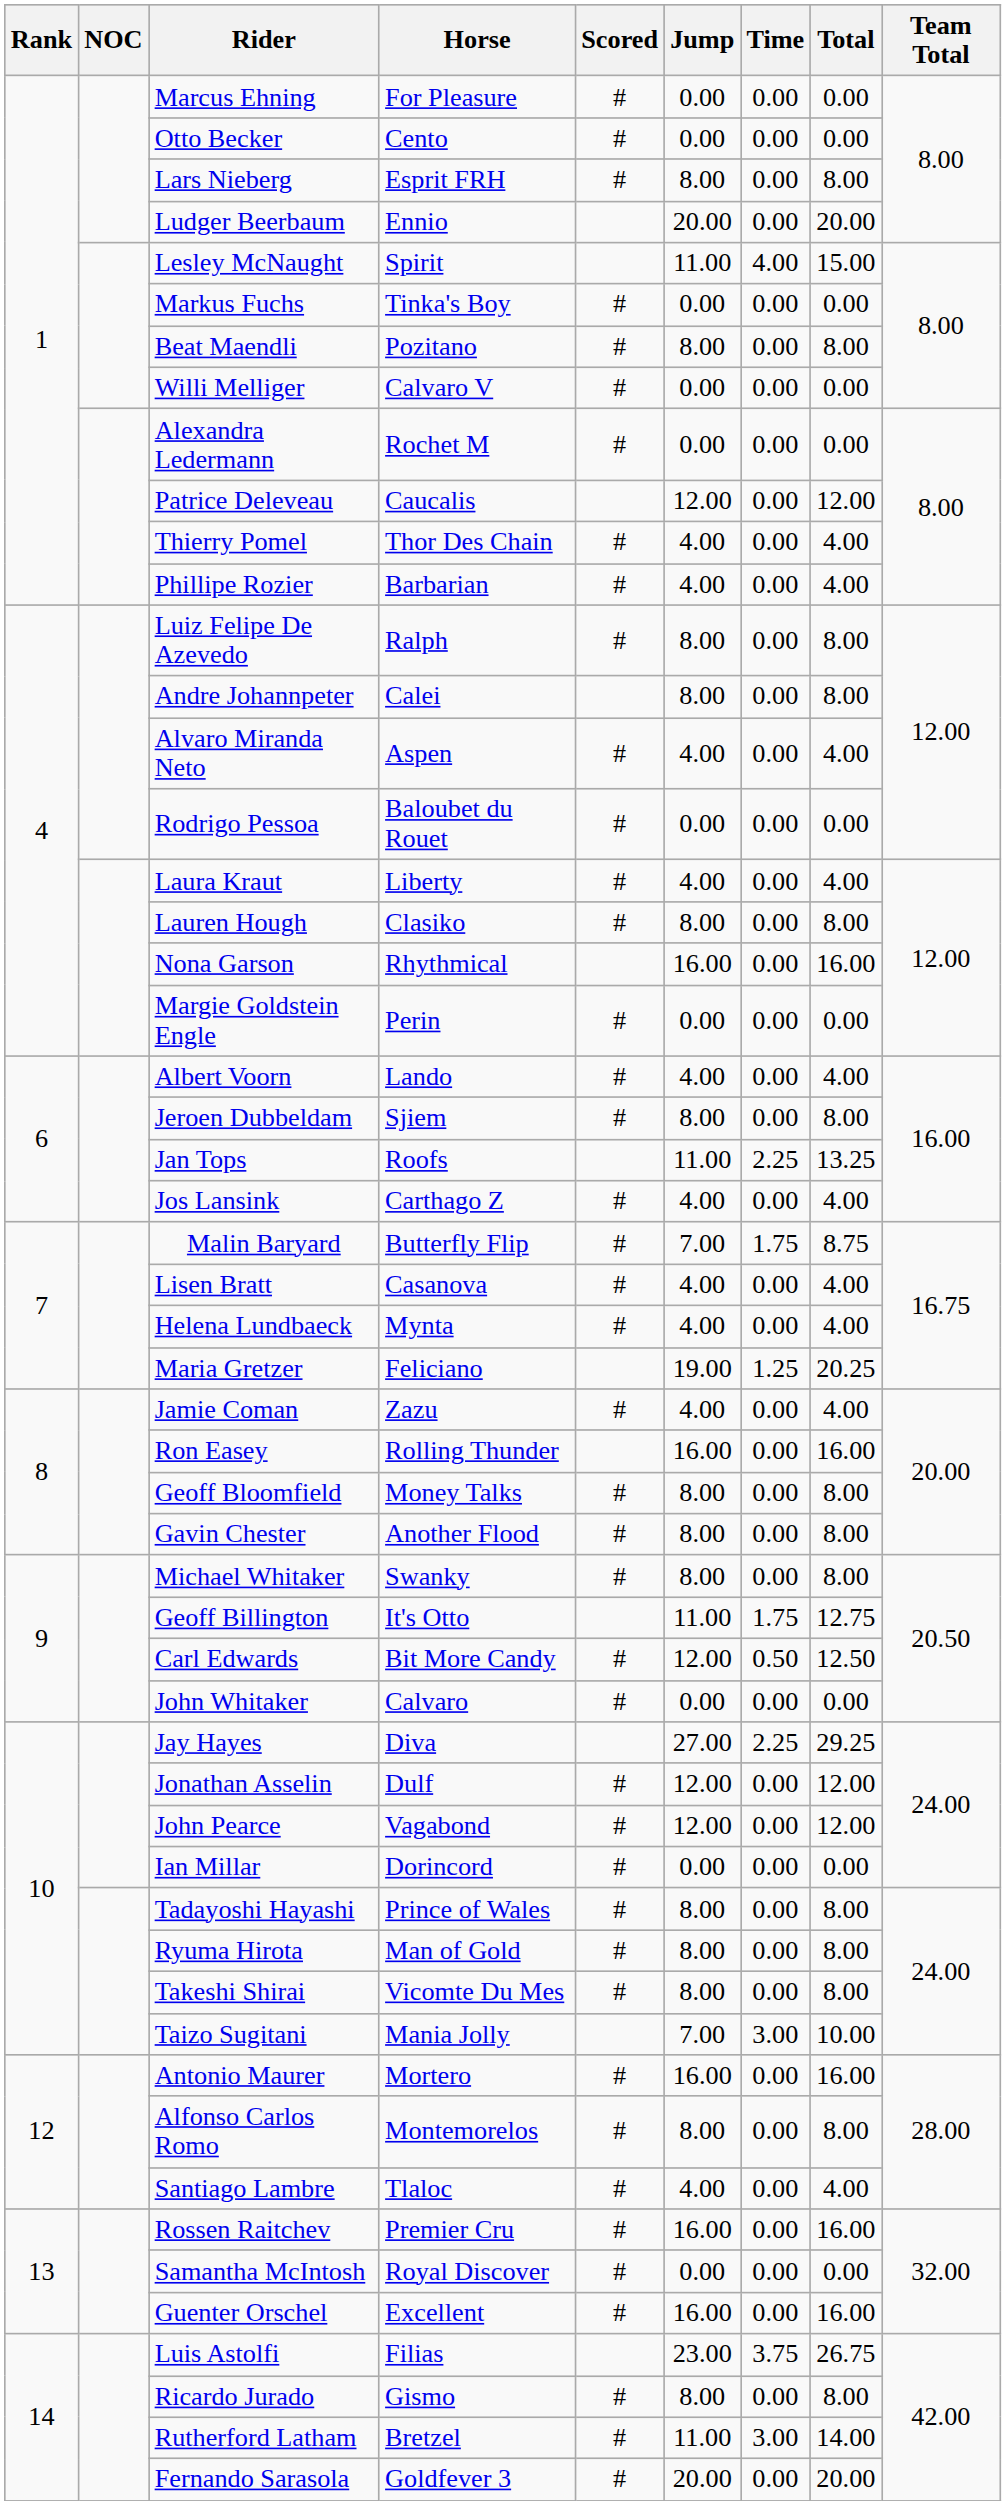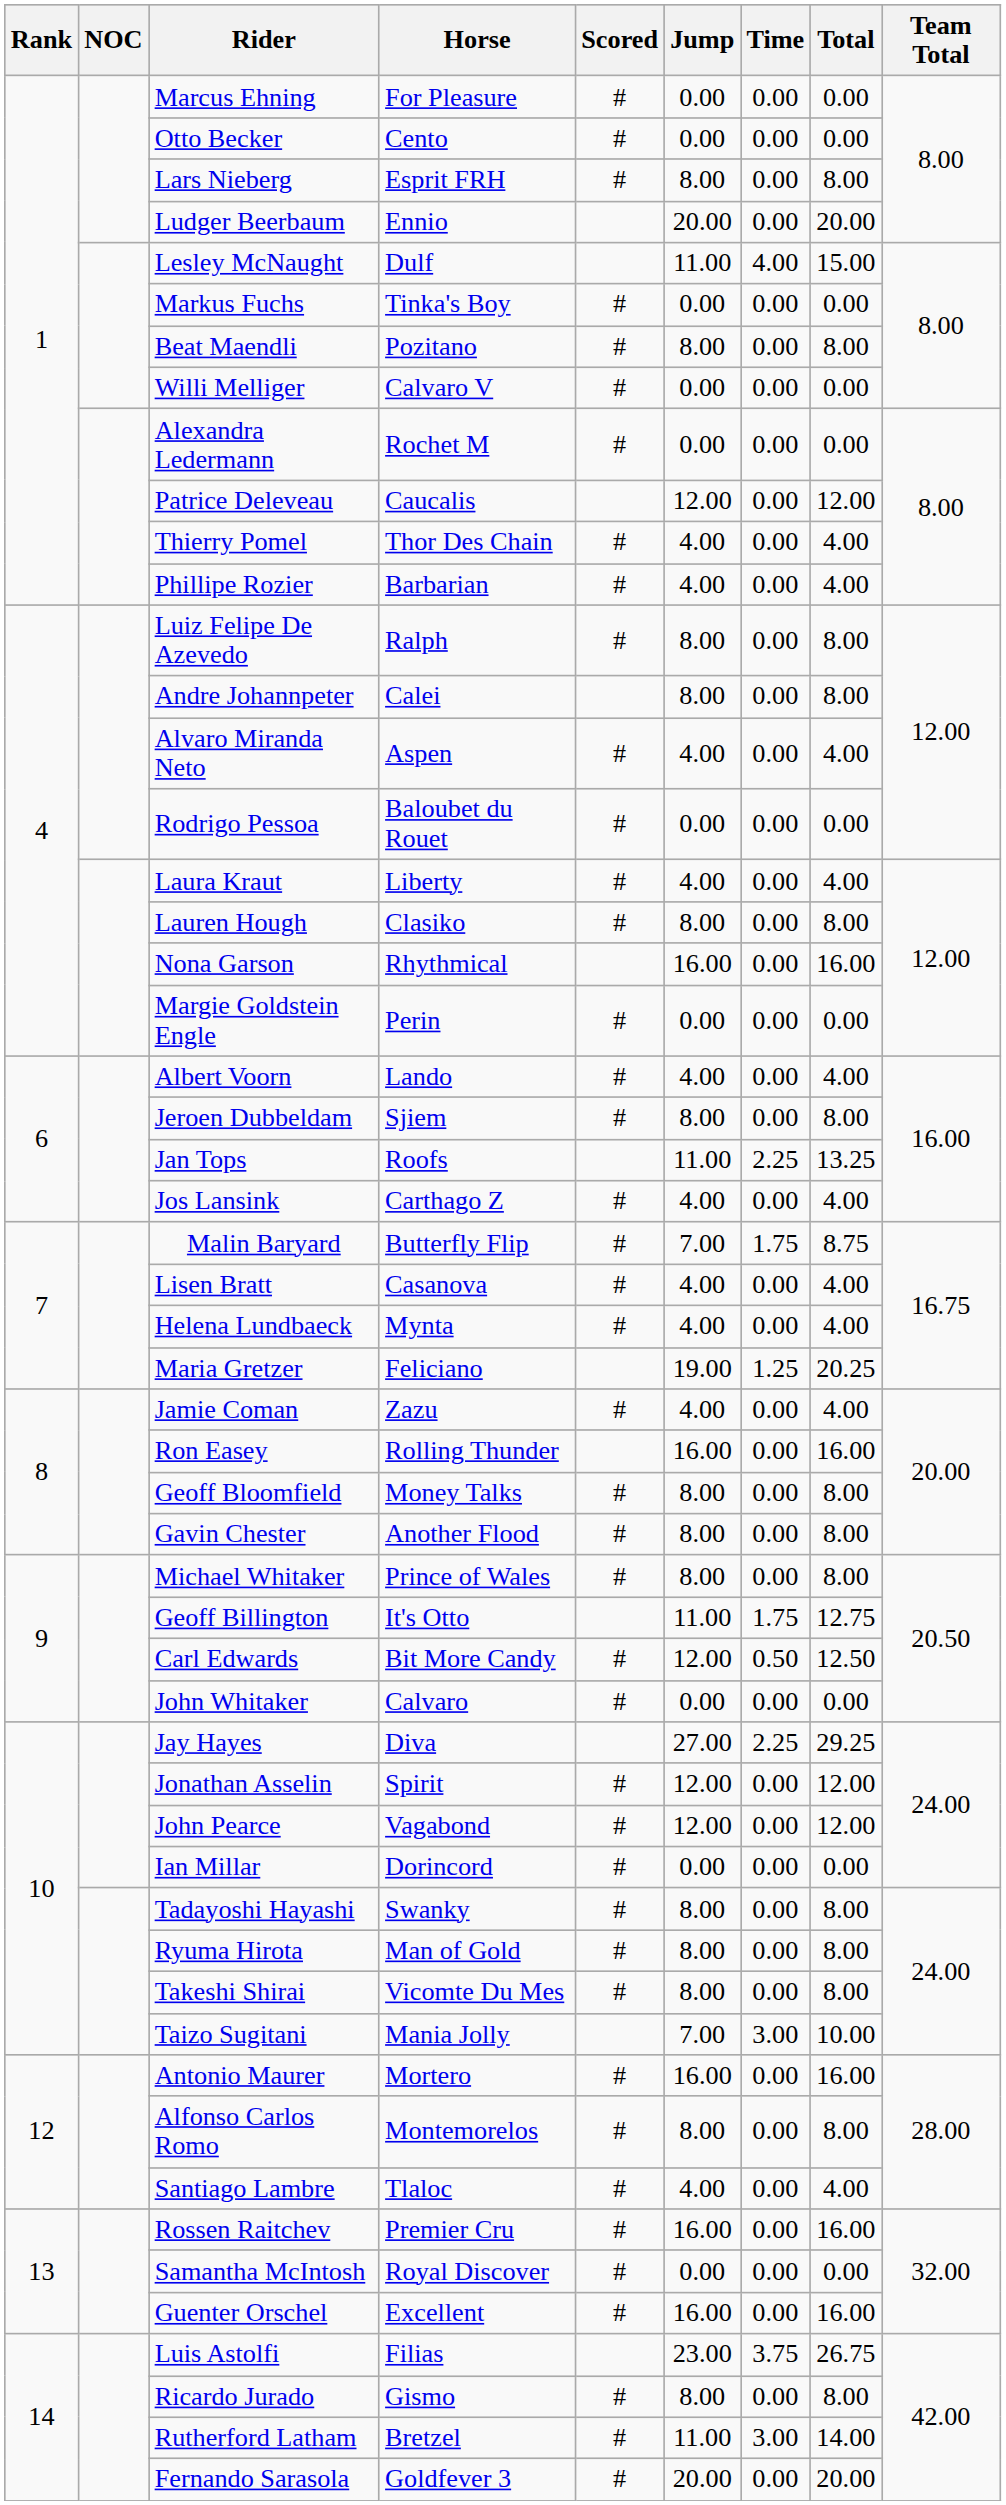(414, 262) Spirit -> (409, 262) Dulf
(427, 1575) Swanky -> (468, 1575) Prince of Wales
(409, 1783) Dulf -> (414, 1783) Spirit
(468, 1908) Prince of Wales -> (427, 1908) Swanky
